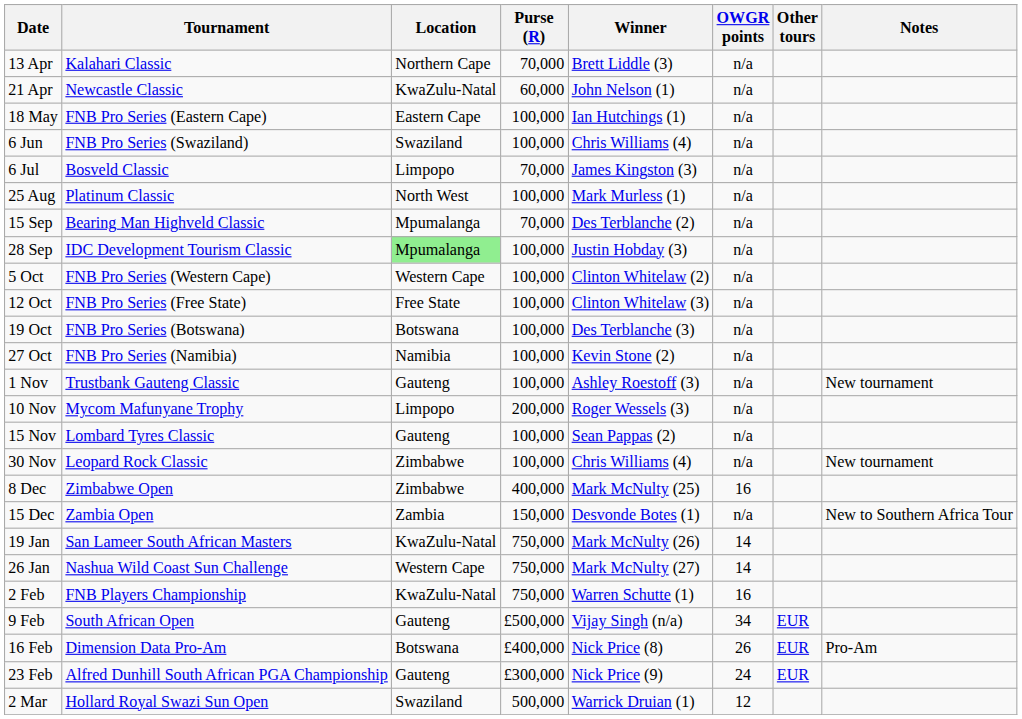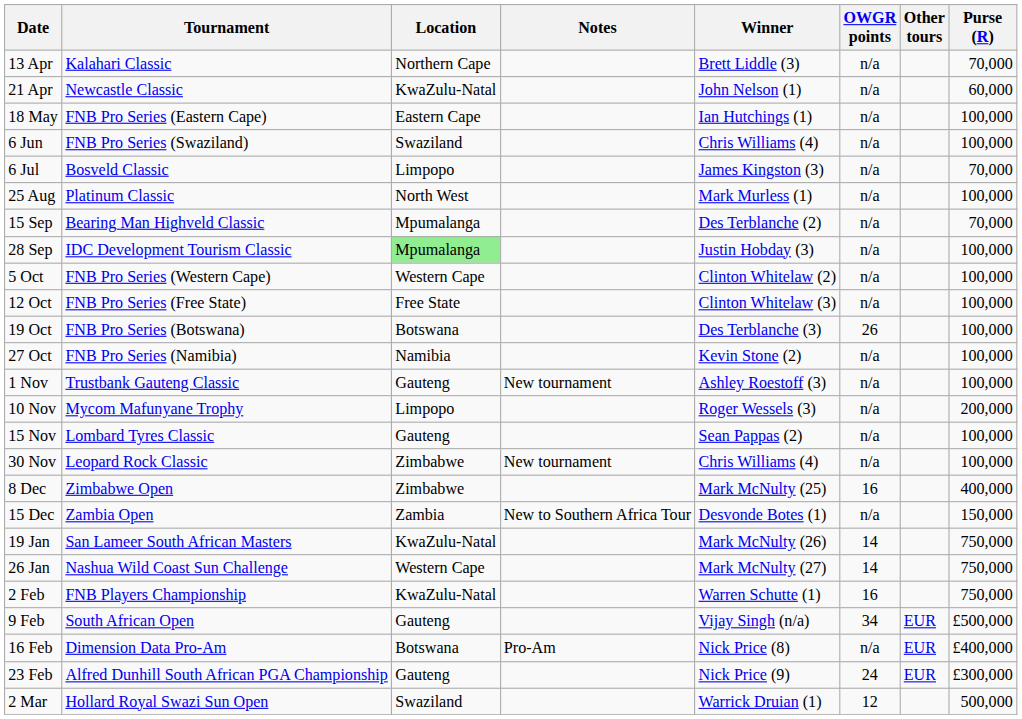columns swapped: (534, 27) <-> (919, 27)
(743, 329) n/a -> (870, 329) 26
(743, 648) 26 -> (870, 648) n/a
